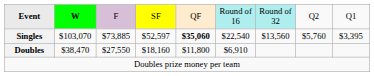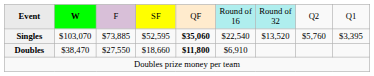(156, 36) $52,597 -> (156, 36) $52,595
(275, 36) $13,560 -> (275, 36) $13,520
(156, 50) $18,160 -> (156, 50) $18,660
(196, 50) normal -> (196, 50) bold
